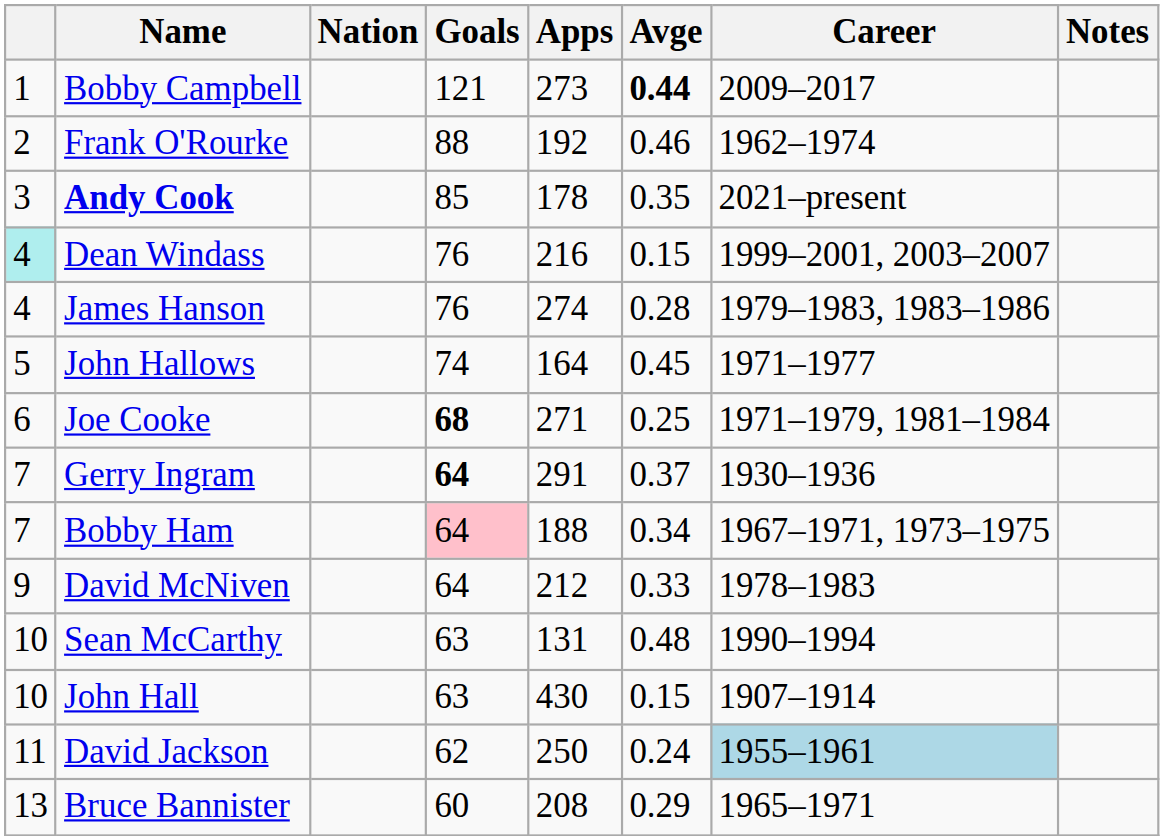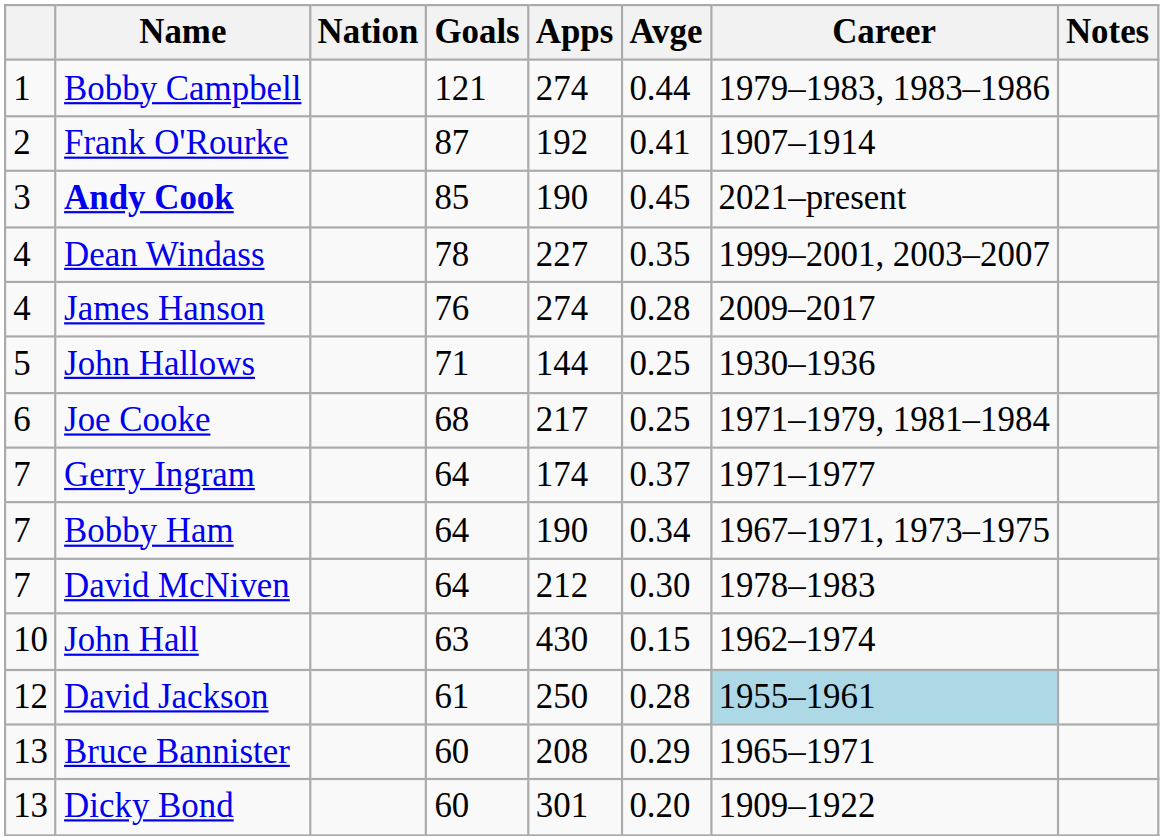(562, 87) 273 -> (562, 87) 274
(660, 87) bold -> (660, 87) normal
(797, 87) 2009–2017 -> (884, 87) 1979–1983, 1983–1986
(452, 142) 88 -> (452, 142) 87
(660, 142) 0.46 -> (660, 142) 0.41
(797, 142) 1962–1974 -> (797, 142) 1907–1914
(562, 198) 178 -> (562, 198) 190
(660, 198) 0.35 -> (660, 198) 0.45
(22, 253) paleturquoise background -> (22, 253) no background
(452, 253) 76 -> (452, 253) 78
(562, 253) 216 -> (562, 253) 227
(660, 253) 0.15 -> (660, 253) 0.35
(884, 308) 1979–1983, 1983–1986 -> (797, 308) 2009–2017
(452, 364) 74 -> (452, 364) 71
(562, 364) 164 -> (562, 364) 144
(660, 364) 0.45 -> (660, 364) 0.25
(797, 364) 1971–1977 -> (797, 364) 1930–1936
(452, 419) bold -> (452, 419) normal
(562, 419) 271 -> (562, 419) 217
(452, 474) bold -> (452, 474) normal
(562, 474) 291 -> (562, 474) 174
(797, 474) 1930–1936 -> (797, 474) 1971–1977
(452, 530) pink background -> (452, 530) no background
(562, 530) 188 -> (562, 530) 190
(22, 585) 9 -> (22, 585) 7
(660, 585) 0.33 -> (660, 585) 0.30
- row: (173, 640)
(797, 695) 1907–1914 -> (797, 640) 1962–1974
(30, 751) 11 -> (31, 695) 12
(452, 751) 62 -> (452, 695) 61
(660, 751) 0.24 -> (660, 695) 0.28
+ row: (149, 806)
